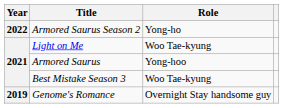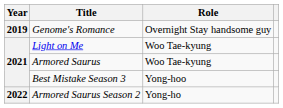rows swapped: (73, 95) <-> (86, 29)
(166, 62) Yong-hoo -> (178, 62) Woo Tae-kyung
(178, 78) Woo Tae-kyung -> (166, 78) Yong-hoo
